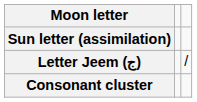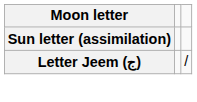- row: (89, 85)
